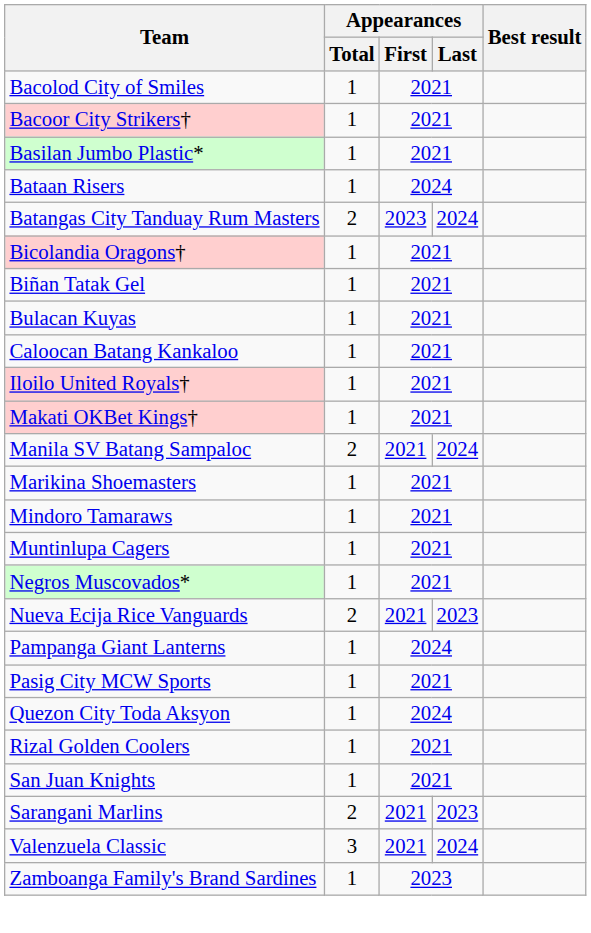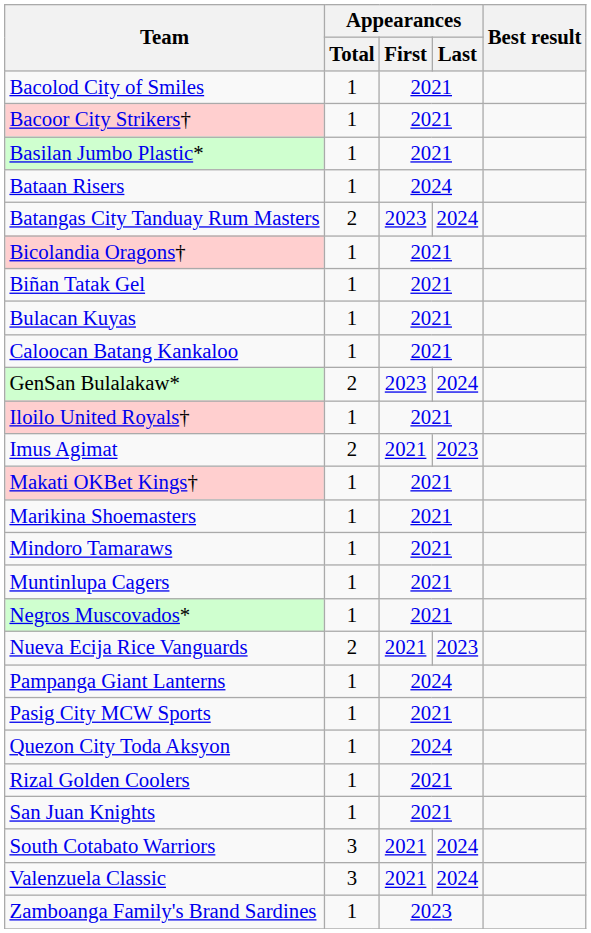+ row: (95, 383)
+ row: (63, 449)
- row: (130, 449)
- row: (86, 812)
+ row: (112, 845)
